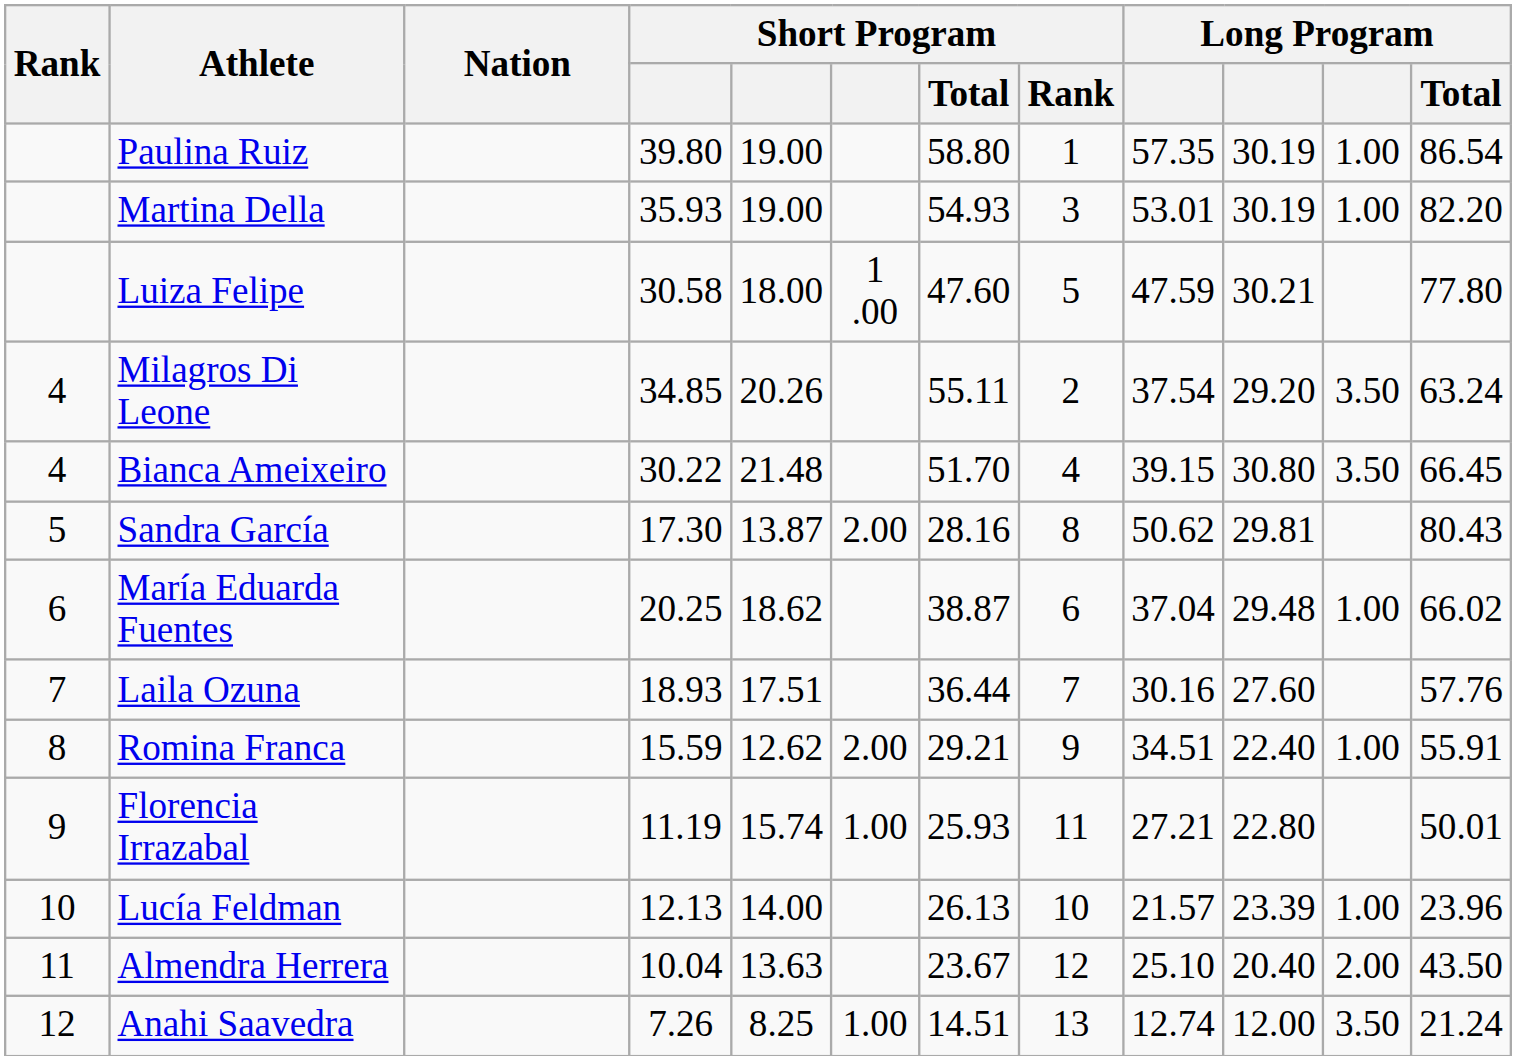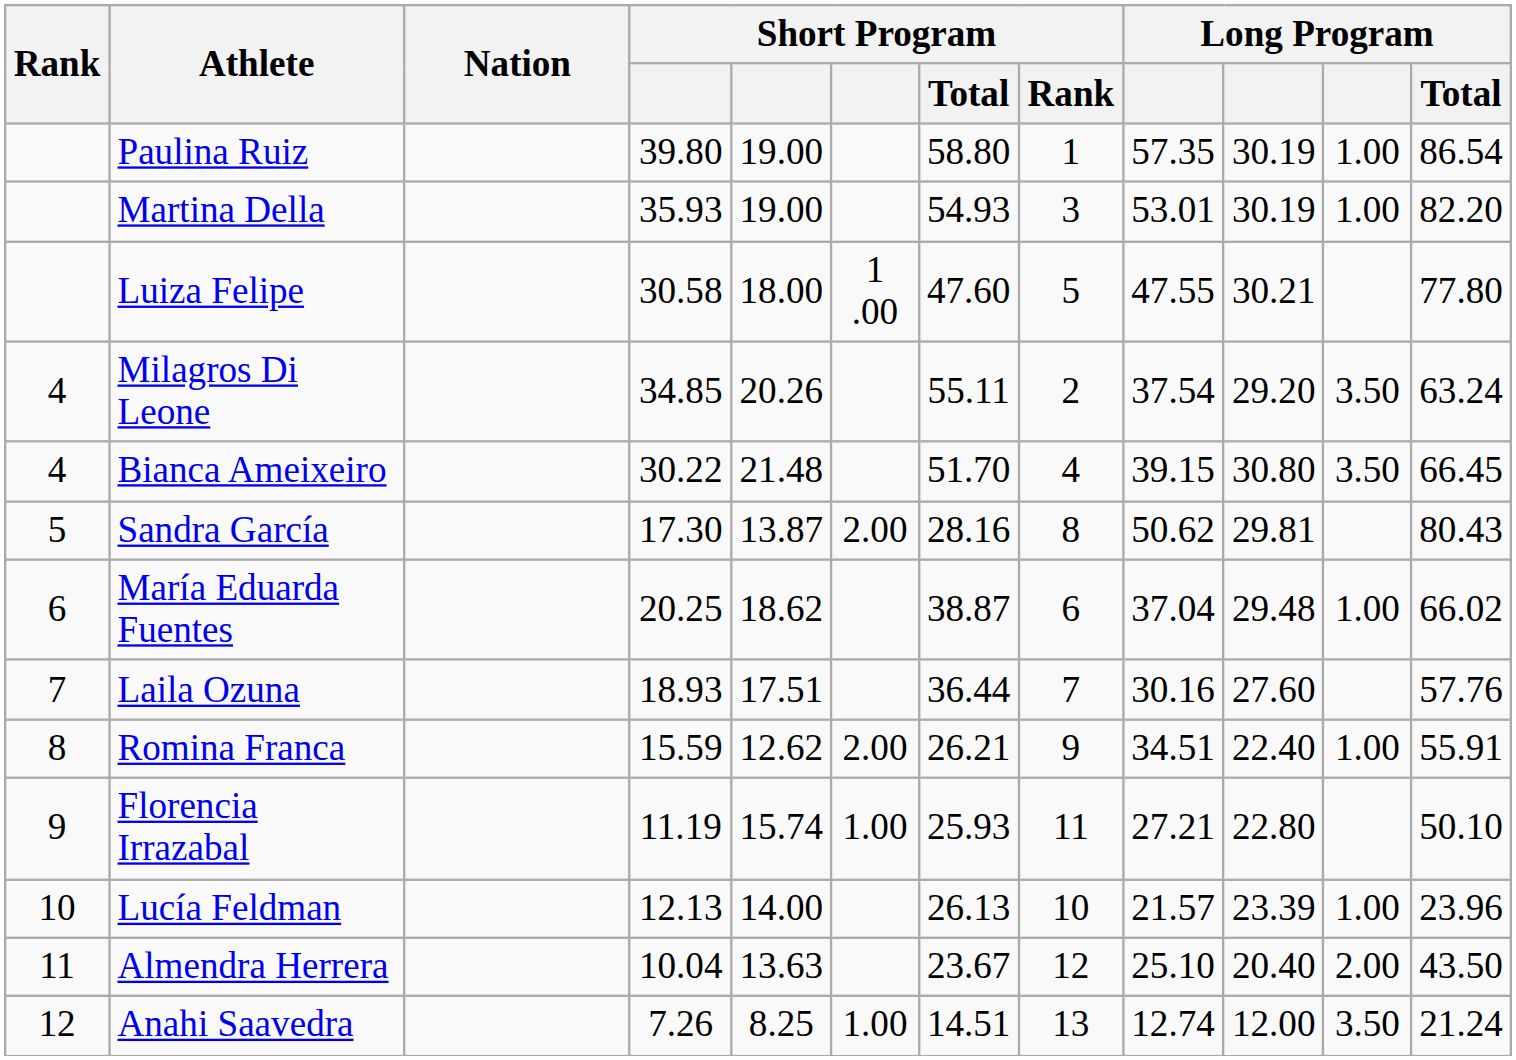(1173, 290) 47.59 -> (1173, 290) 47.55
(969, 747) 29.21 -> (969, 747) 26.21
(1461, 827) 50.01 -> (1461, 827) 50.10
